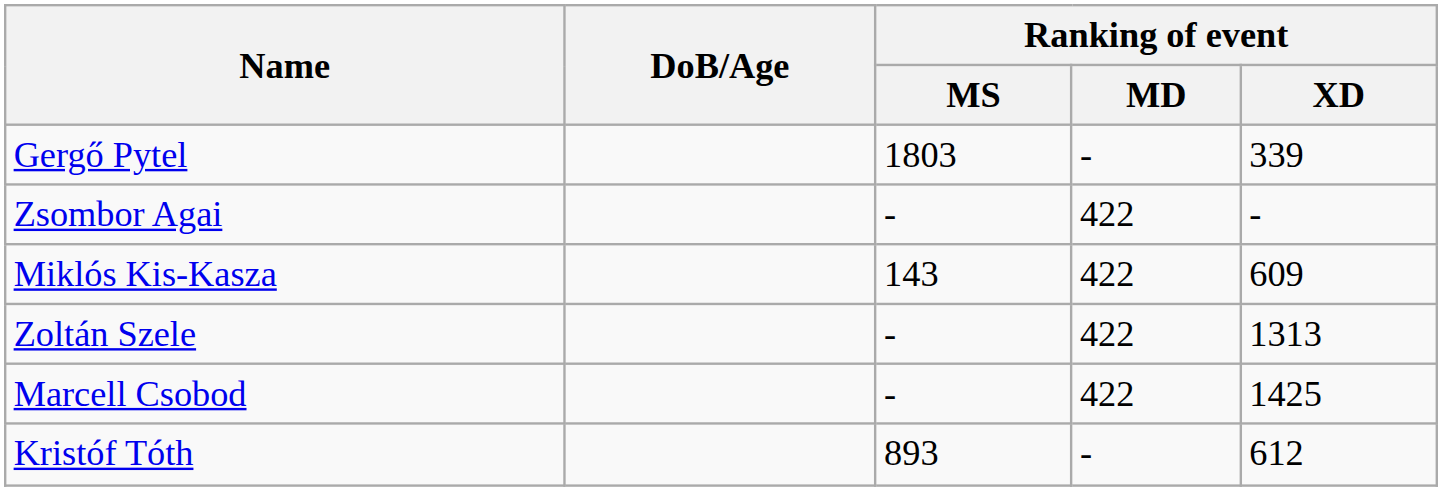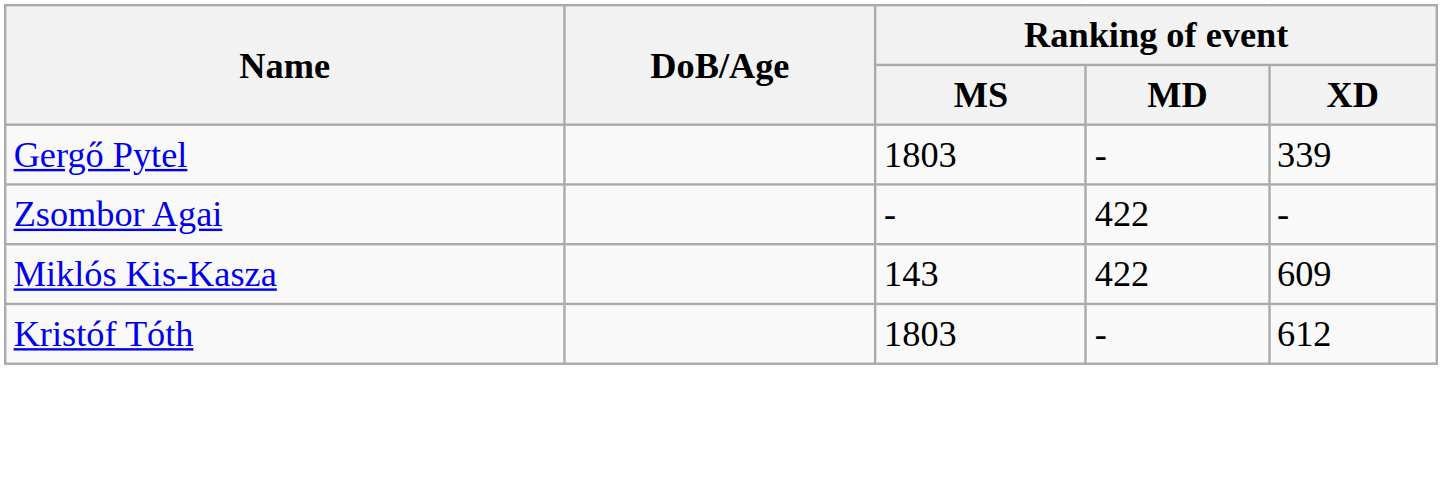- row: (105, 334)
- row: (130, 394)
(911, 453) 893 -> (920, 334) 1803
